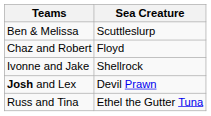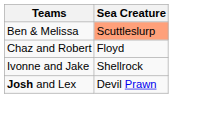(126, 31) no background -> (126, 31) lightsalmon background
- row: (43, 102)
